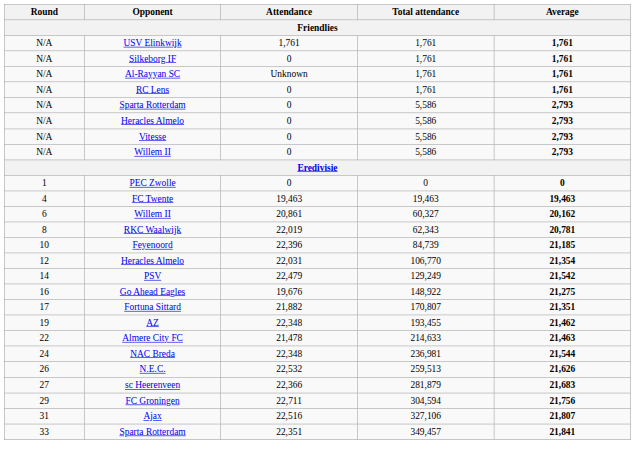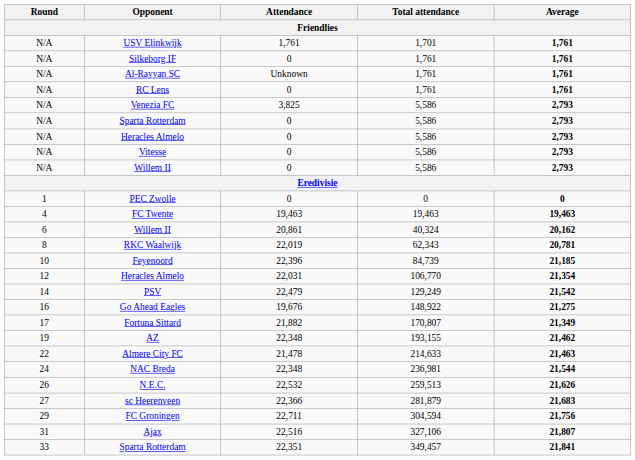(426, 43) 1,761 -> (426, 43) 1,701
+ row: (153, 105)
(426, 214) 60,327 -> (426, 229) 40,324
(562, 307) 21,351 -> (562, 323) 21,349
(426, 323) 193,455 -> (426, 338) 193,155
